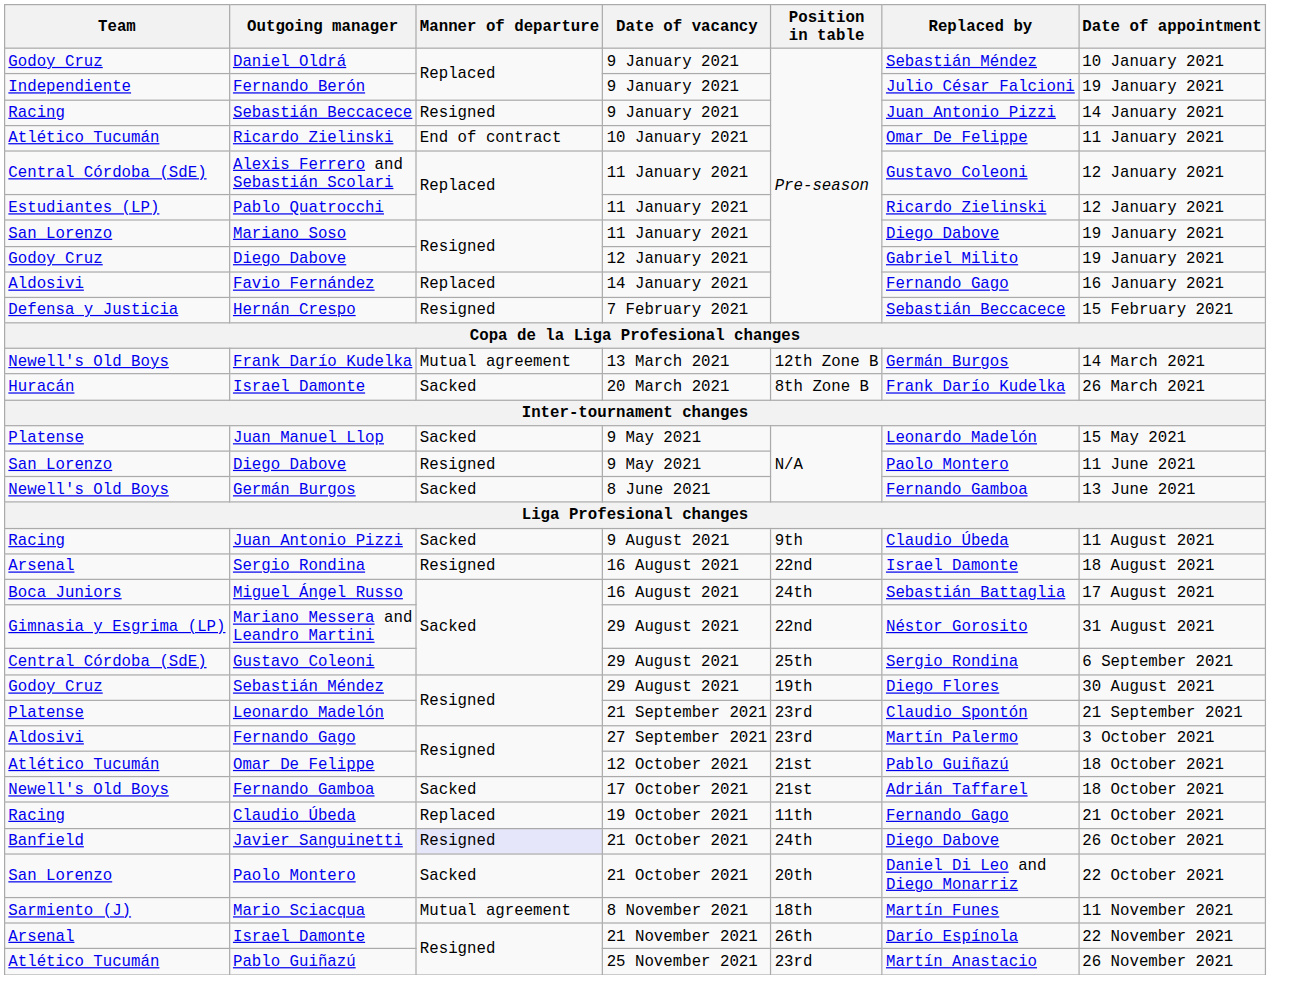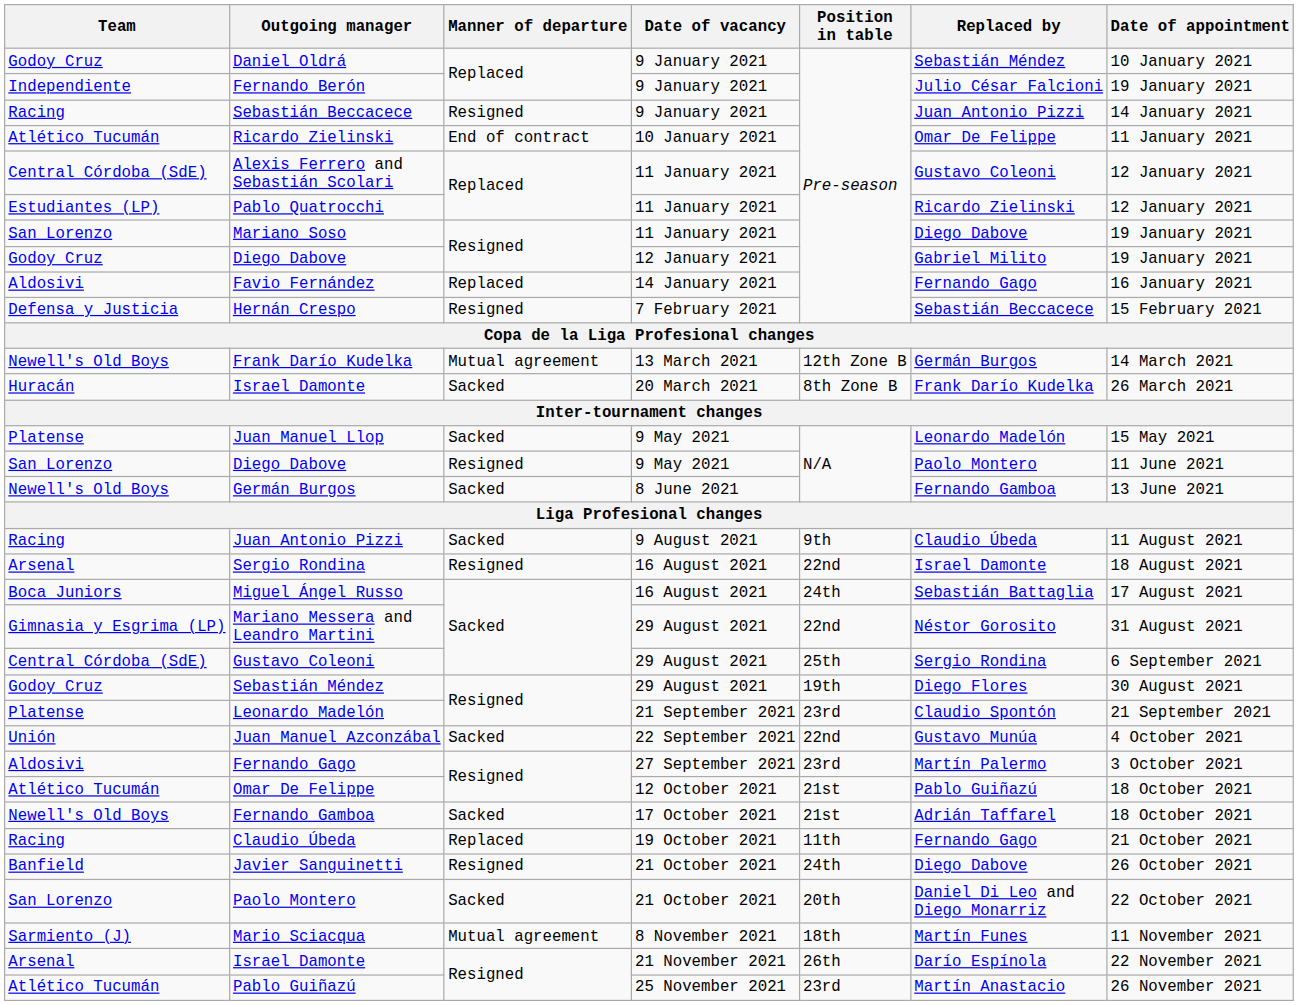+ row: (337, 738)
(458, 841) lavender background -> (486, 867) no background
